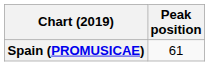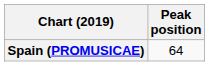(176, 50) 61 -> (176, 50) 64
